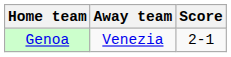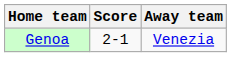columns swapped: (201, 16) <-> (133, 16)
